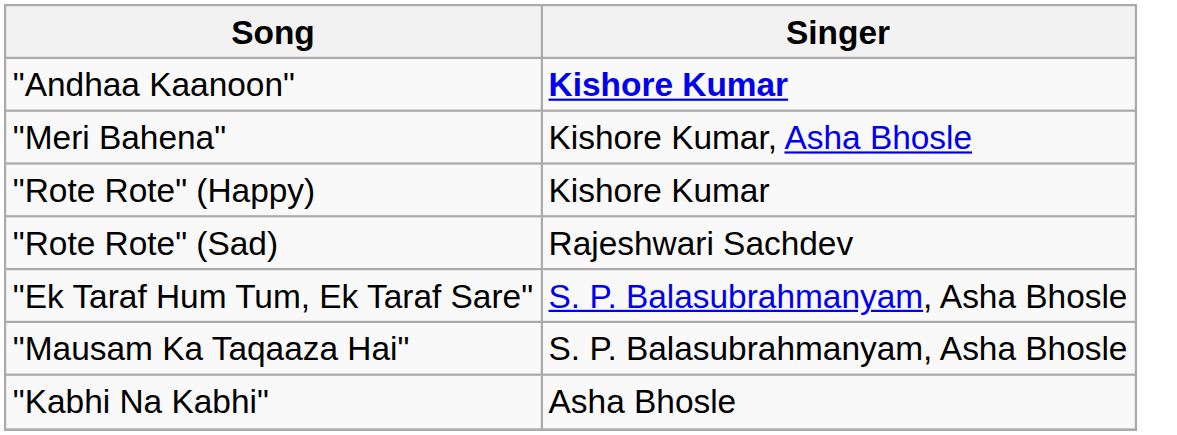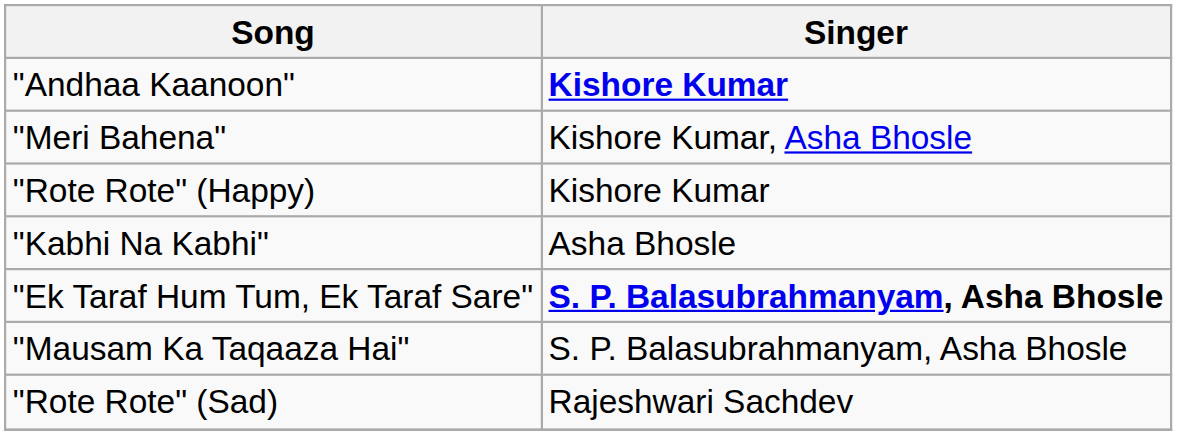rows swapped: (145, 244) <-> (141, 402)
(838, 296) normal -> (856, 296) bold
